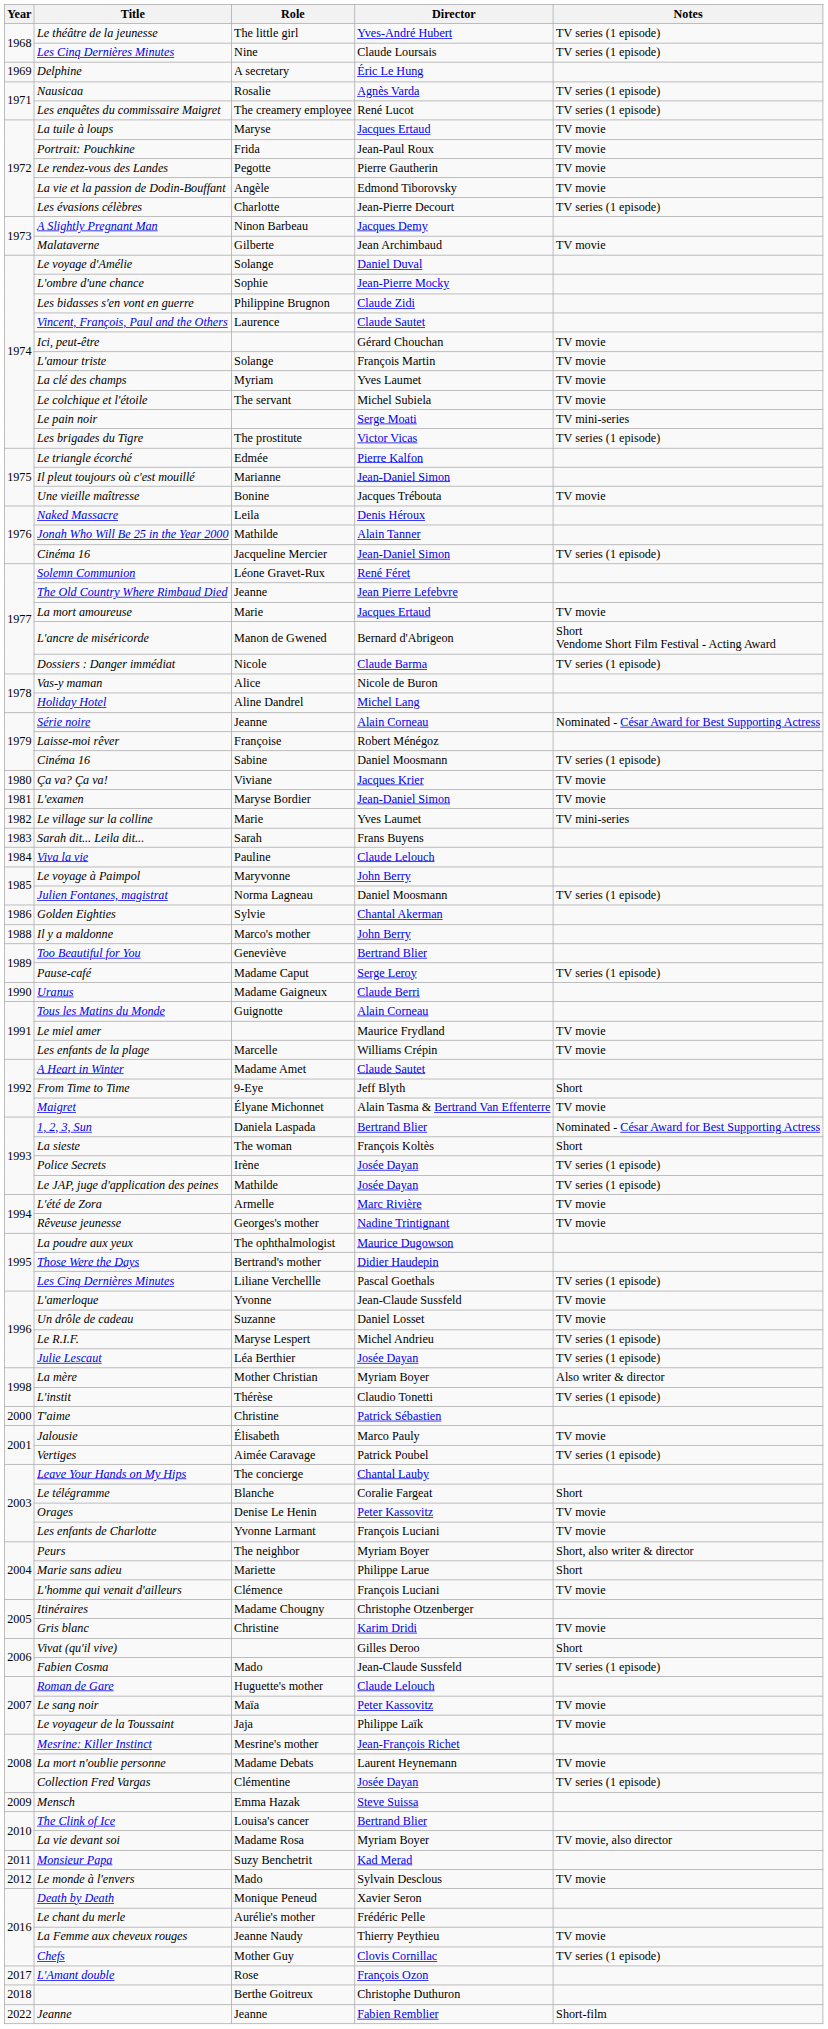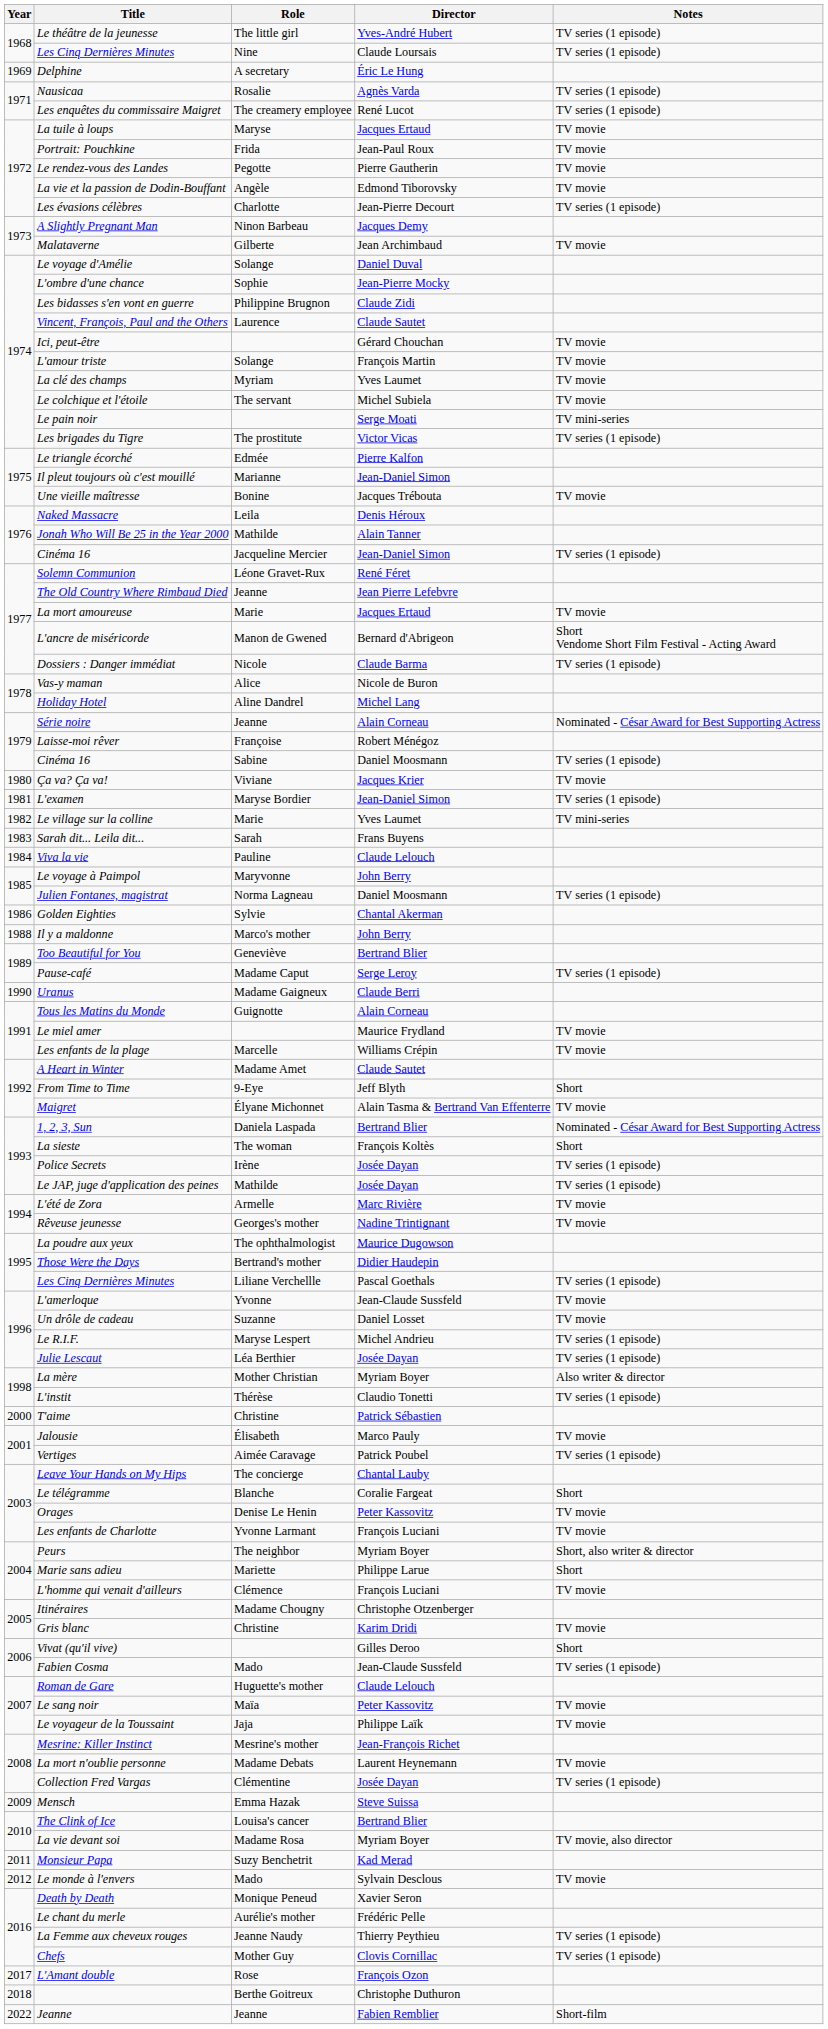(581, 799) TV movie -> (608, 799) TV series (1 episode)
(581, 1937) TV movie -> (608, 1937) TV series (1 episode)
